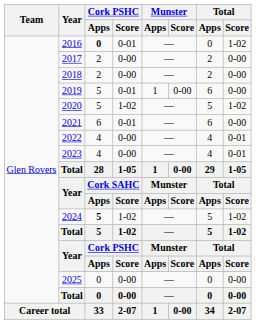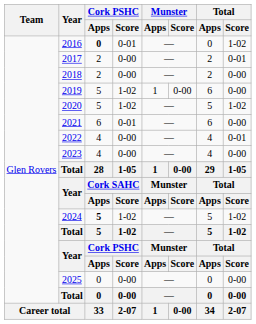(237, 59) 0-00 -> (237, 59) 0-01
(127, 91) 0-01 -> (127, 91) 1-02
(237, 153) 0-01 -> (237, 153) 0-00
